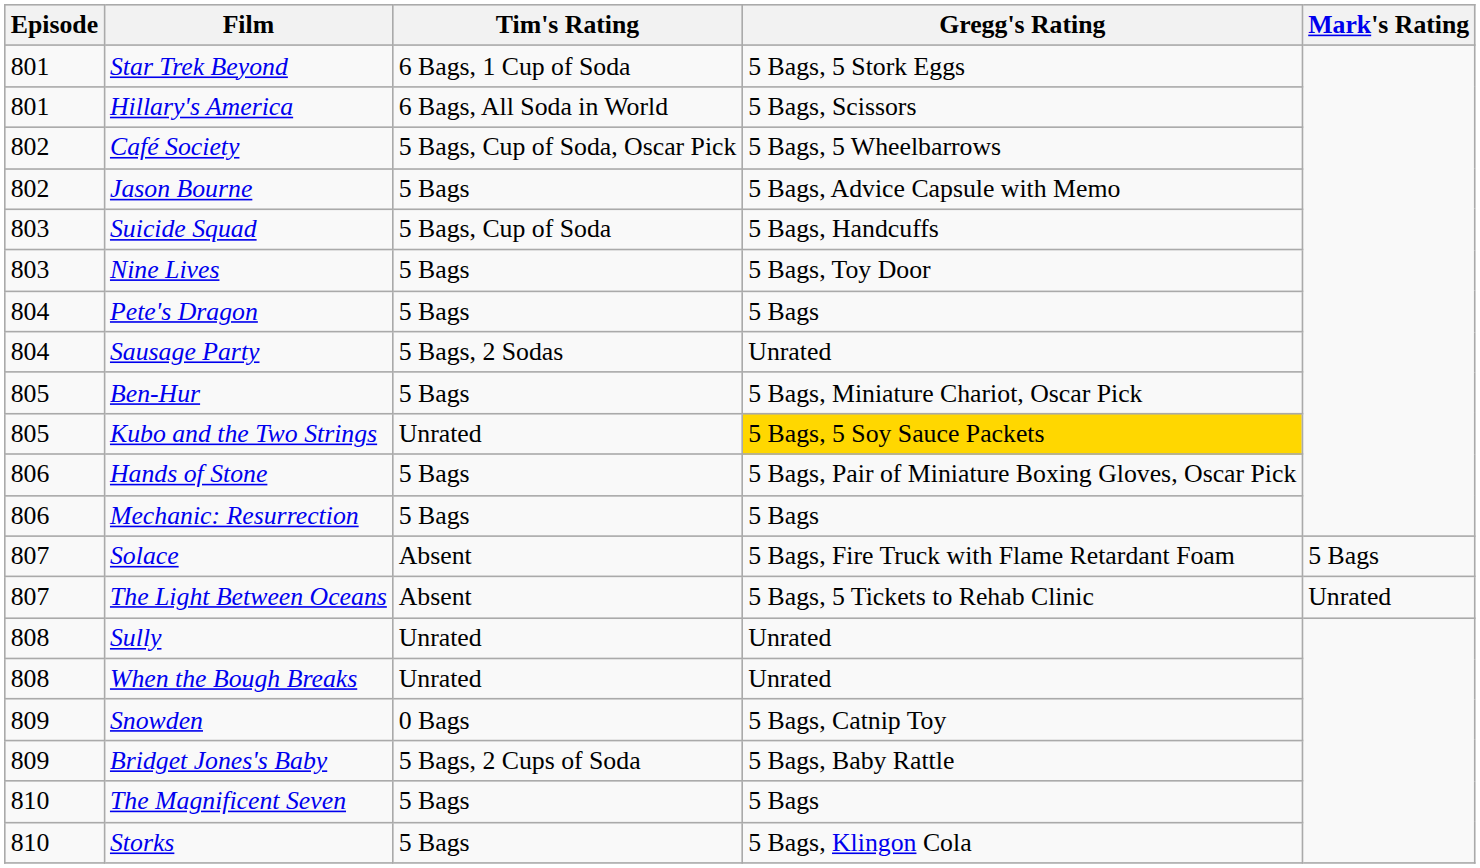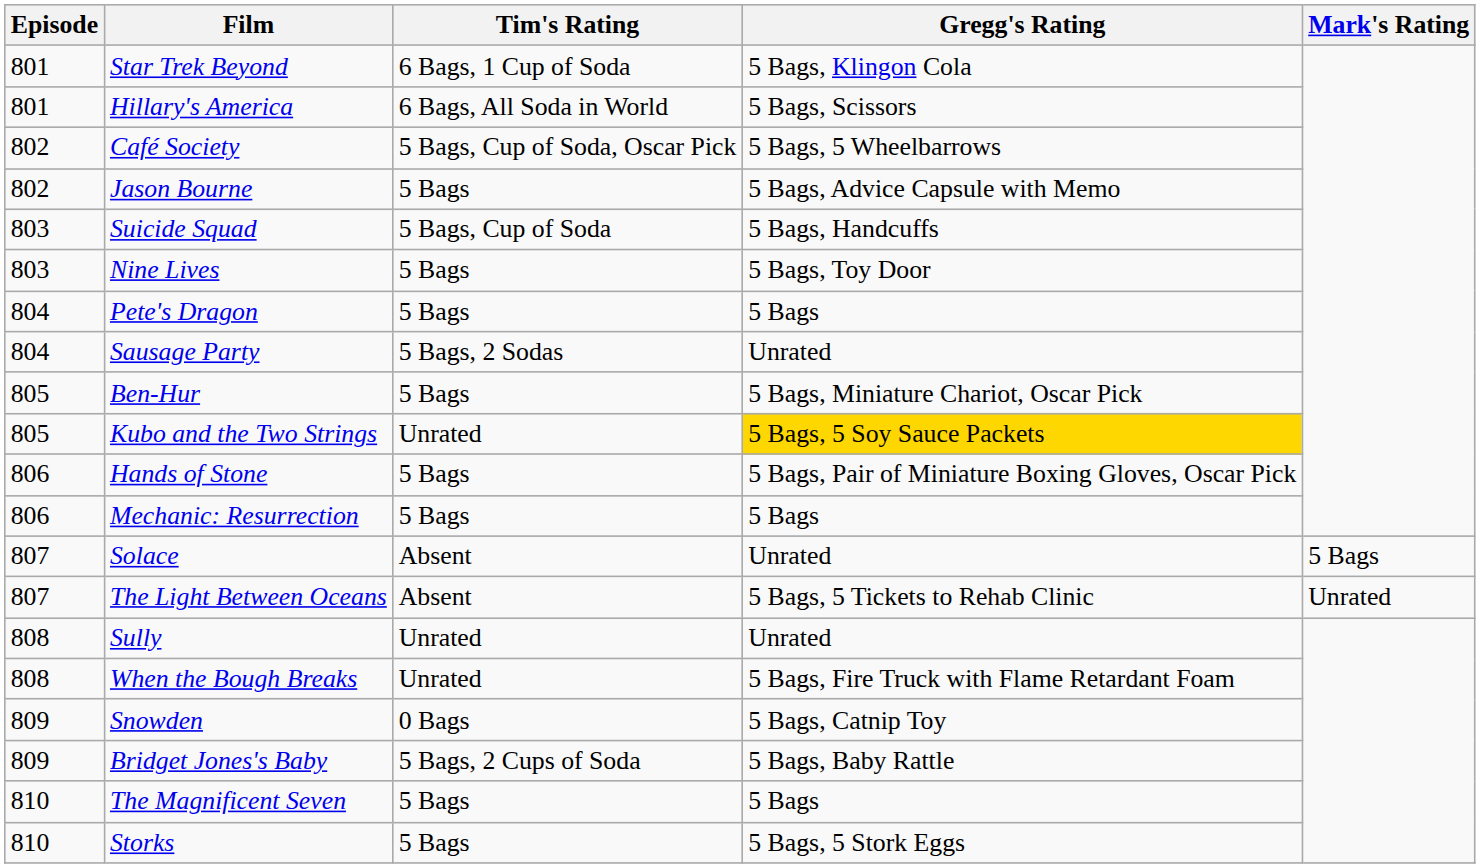(857, 65) 5 Bags, 5 Stork Eggs -> (860, 65) 5 Bags, Klingon Cola
(992, 556) 5 Bags, Fire Truck with Flame Retardant Foam -> (790, 556) Unrated
(790, 678) Unrated -> (992, 678) 5 Bags, Fire Truck with Flame Retardant Foam
(860, 842) 5 Bags, Klingon Cola -> (857, 842) 5 Bags, 5 Stork Eggs
